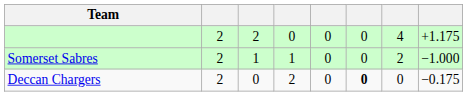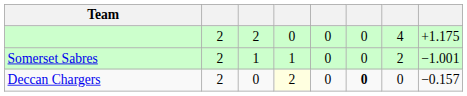(440, 58) −1.000 -> (440, 58) −1.001
(292, 79) no background -> (292, 79) lightyellow background
(440, 79) −0.175 -> (440, 79) −0.157
